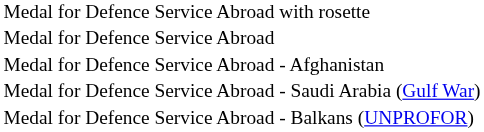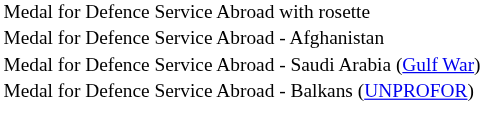- row: (139, 38)
